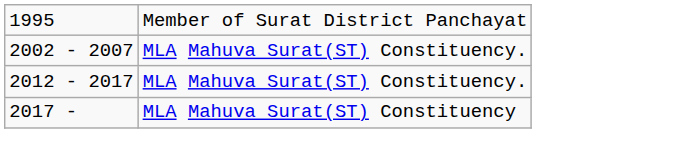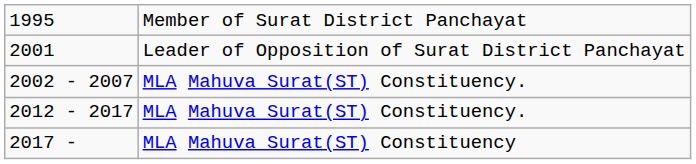+ row: (32, 51)
